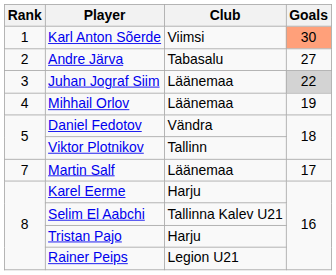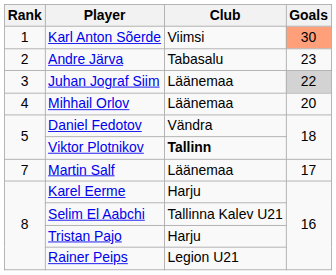(309, 59) 27 -> (309, 59) 23
(309, 103) 19 -> (309, 103) 20
(187, 147) normal -> (189, 147) bold
